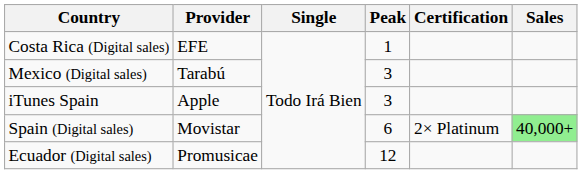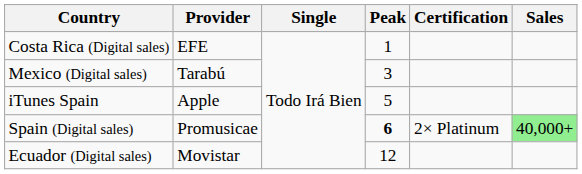(388, 100) 3 -> (388, 100) 5
(209, 127) Movistar -> (218, 127) Promusicae
(388, 127) normal -> (388, 127) bold
(218, 155) Promusicae -> (209, 155) Movistar
